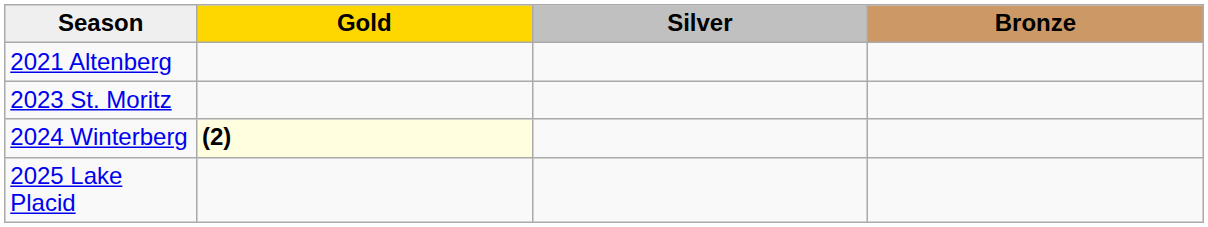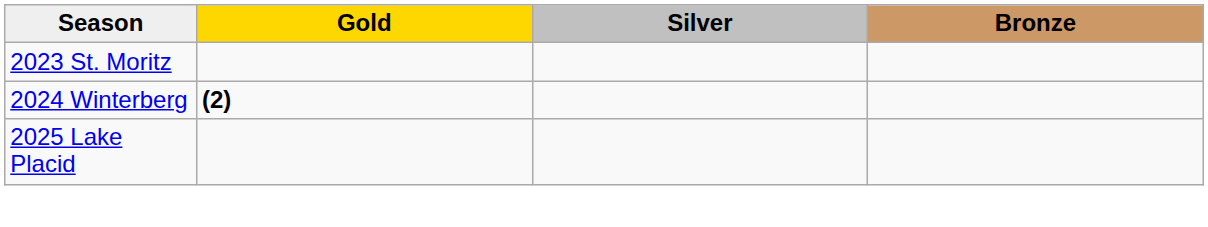- row: (91, 61)
(217, 137) lightyellow background -> (217, 99) no background
